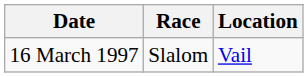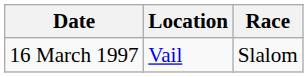columns swapped: (258, 21) <-> (178, 21)
